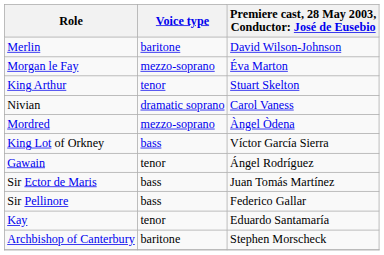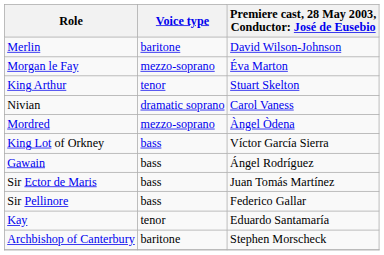(153, 162) tenor -> (151, 162) bass
